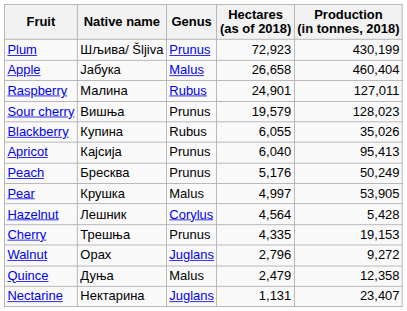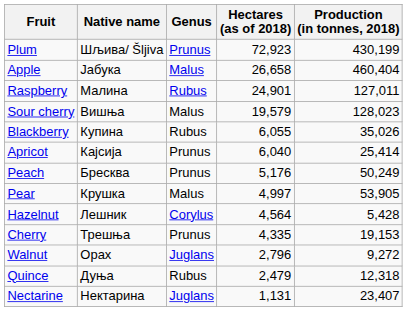(190, 111) Prunus -> (187, 111) Malus
(380, 152) 95,413 -> (380, 152) 25,414
(187, 276) Malus -> (188, 276) Rubus
(380, 276) 12,358 -> (380, 276) 12,318
